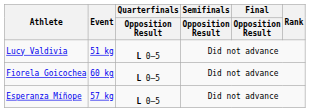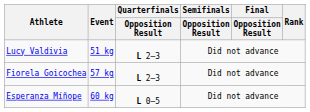(148, 56) L 0–5 -> (148, 56) L 2–3
(102, 74) 60 kg -> (102, 74) 57 kg
(148, 78) L 0–5 -> (148, 78) L 2–3
(102, 96) 57 kg -> (102, 96) 60 kg
